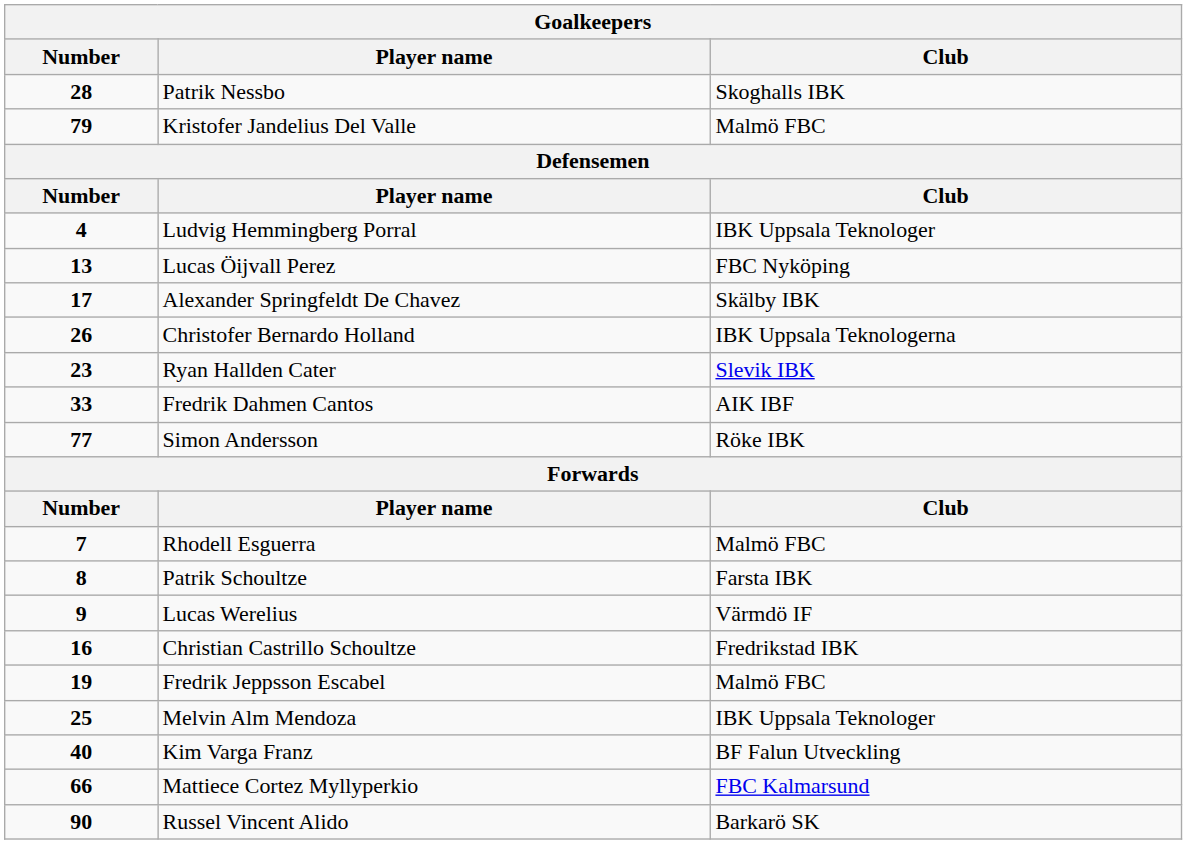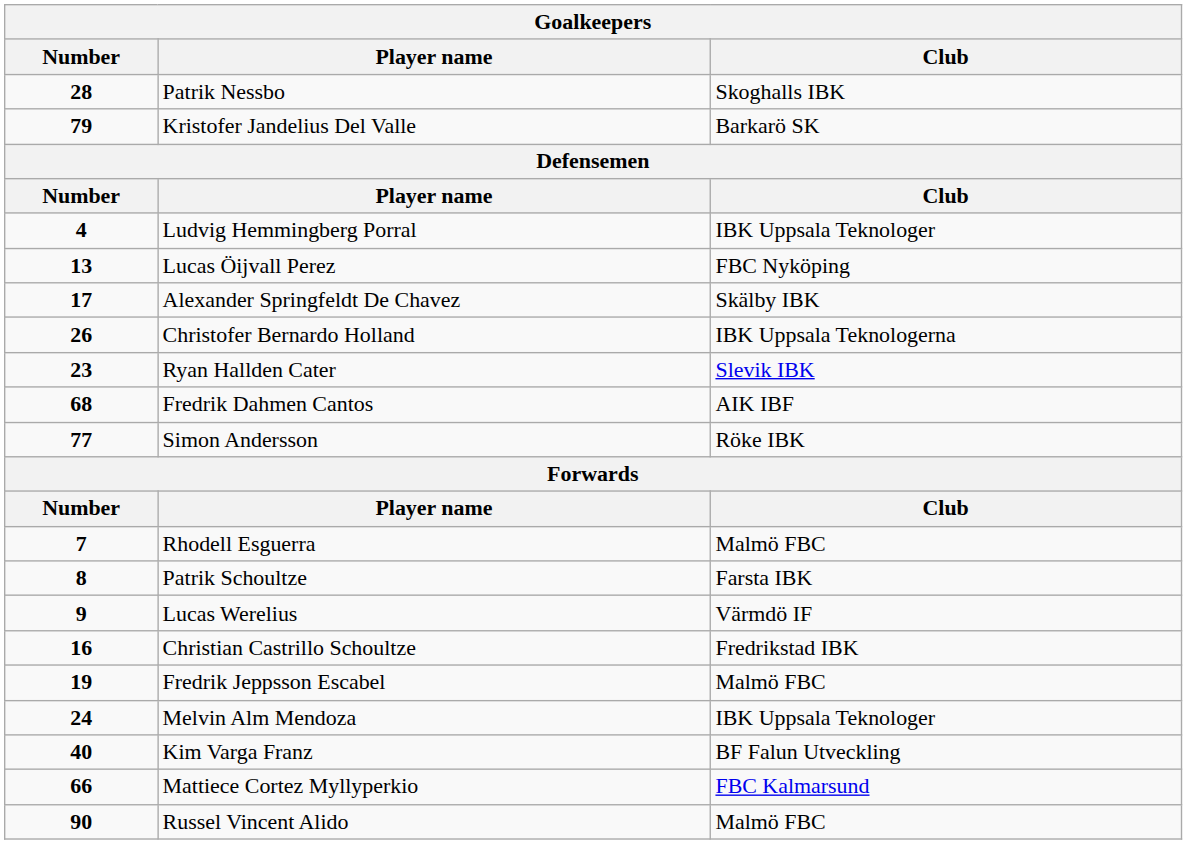(771, 126) Malmö FBC -> (767, 126) Barkarö SK
(81, 404) 33 -> (81, 404) 68
(81, 717) 25 -> (81, 717) 24
(767, 821) Barkarö SK -> (771, 821) Malmö FBC
